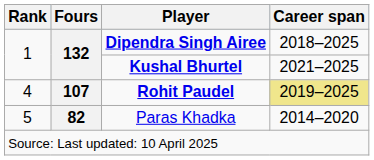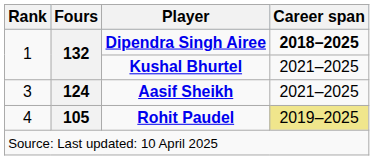(319, 42) normal -> (319, 42) bold
+ row: (186, 92)
(76, 92) 107 -> (76, 117) 105
- row: (186, 117)
